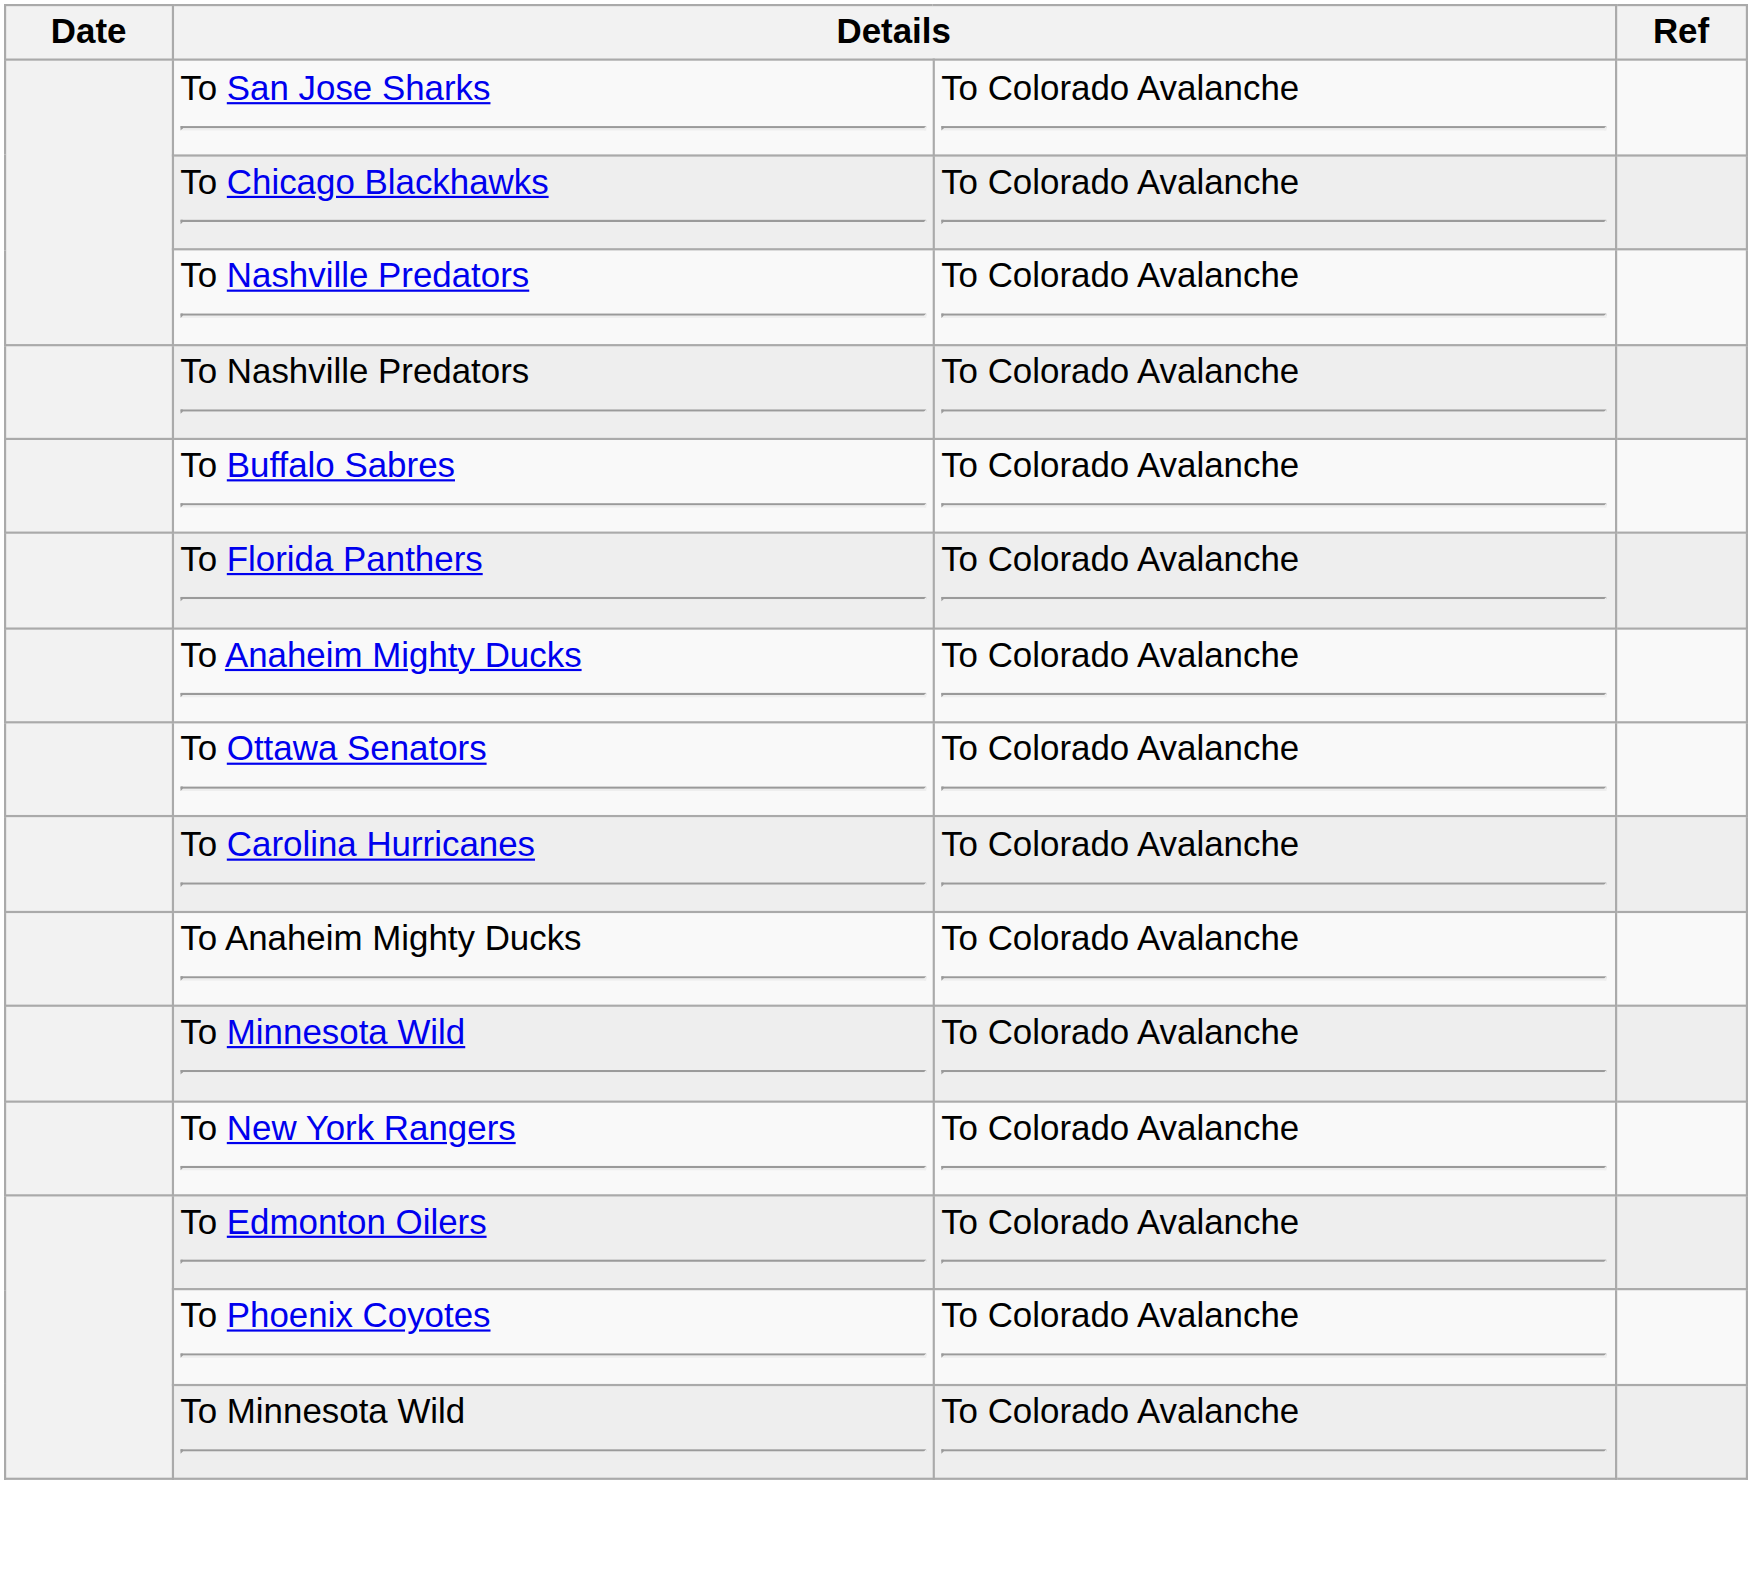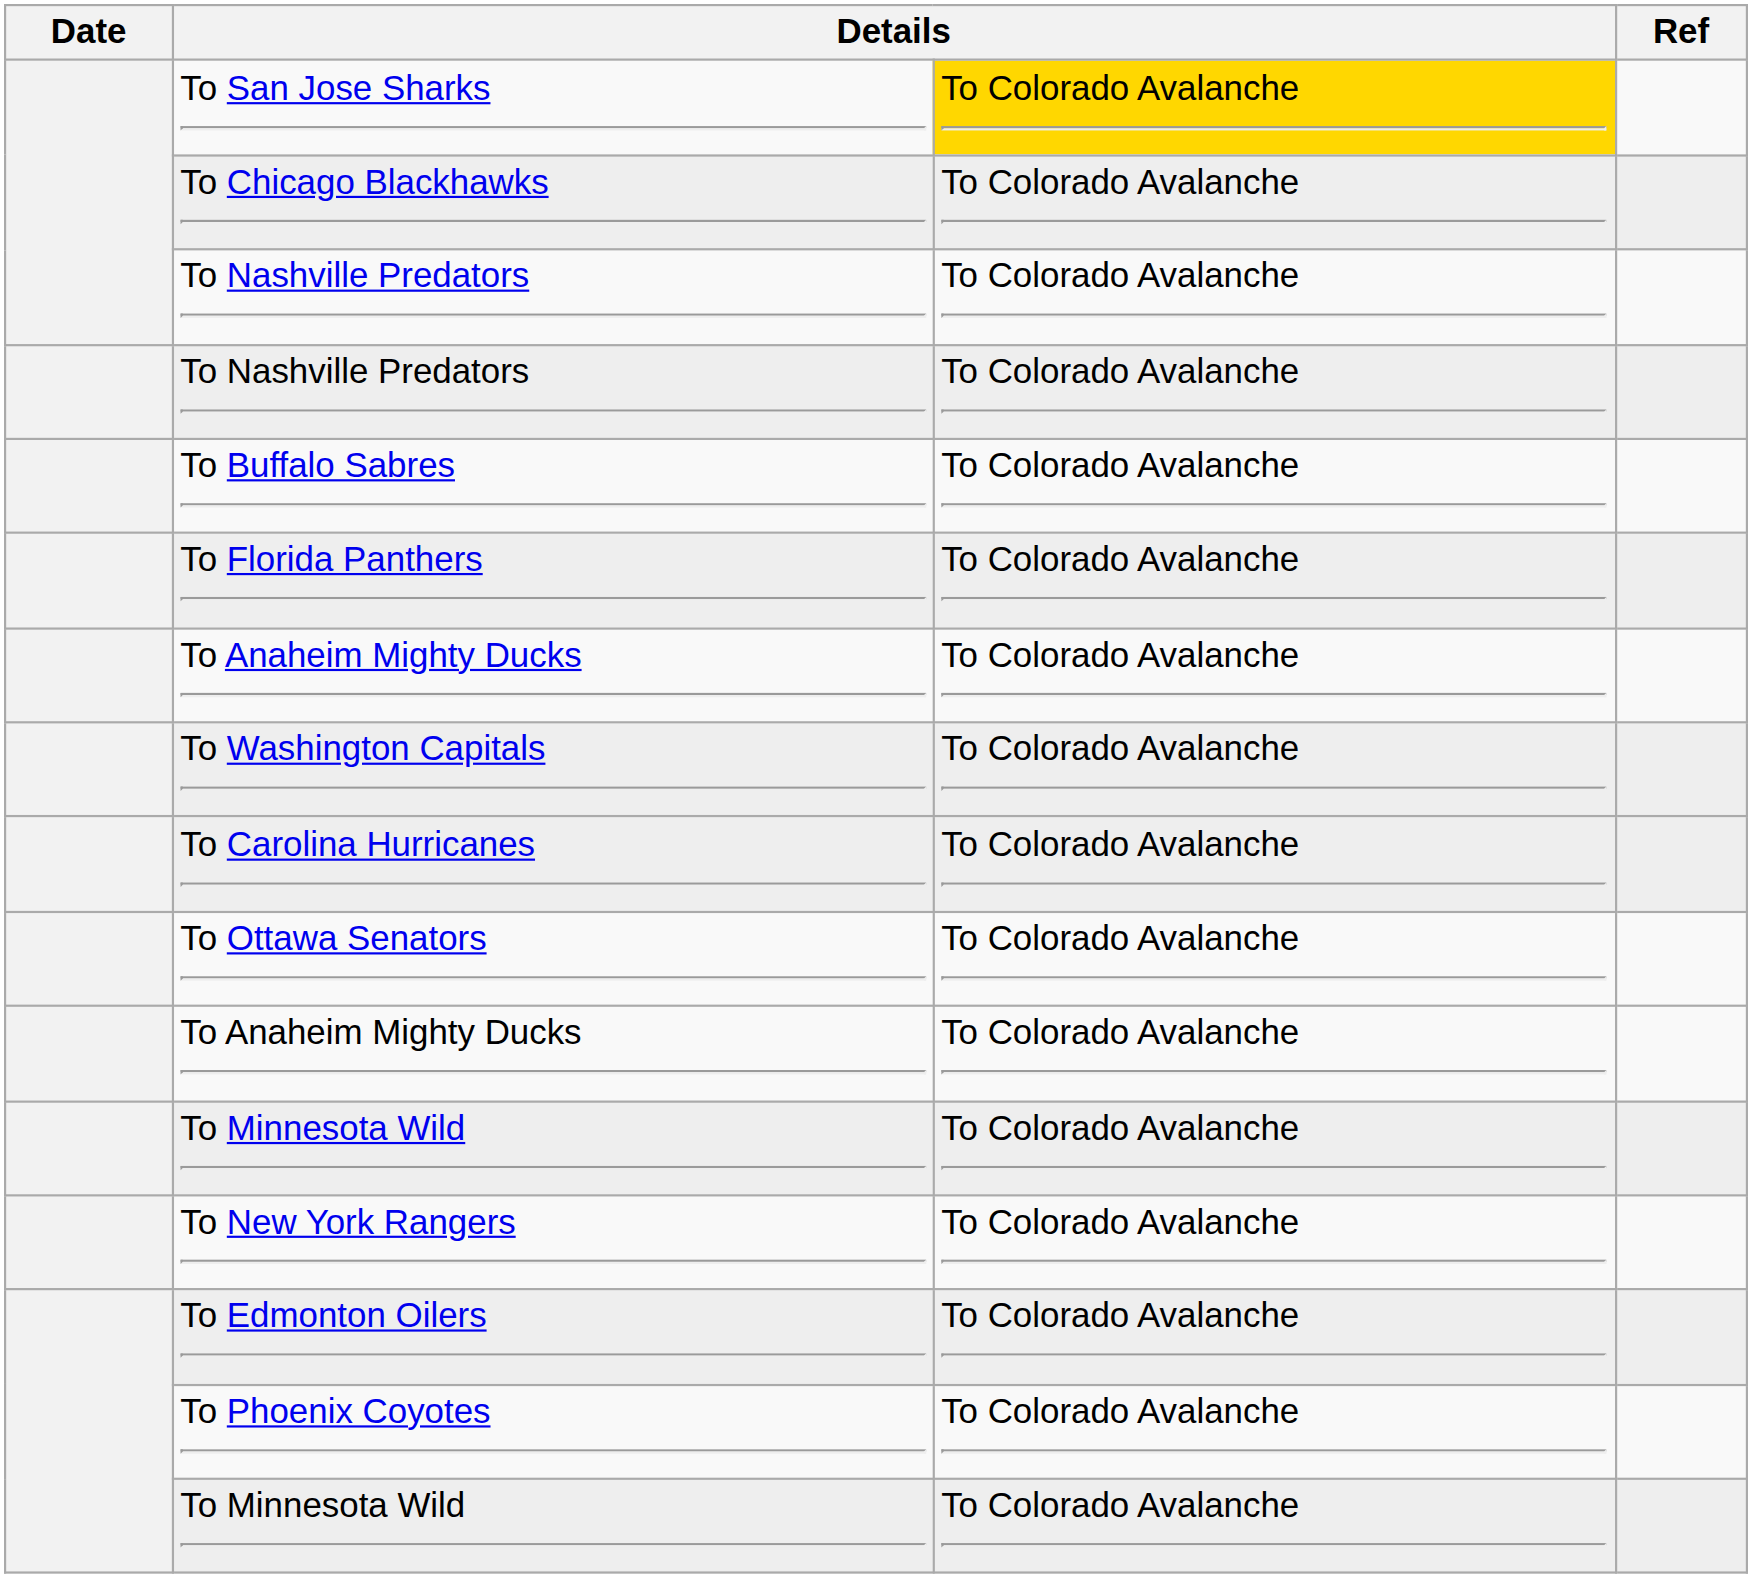(1274, 99) no background -> (1274, 99) gold background
+ row: (89, 770)
rows swapped: (89, 770) <-> (89, 864)
